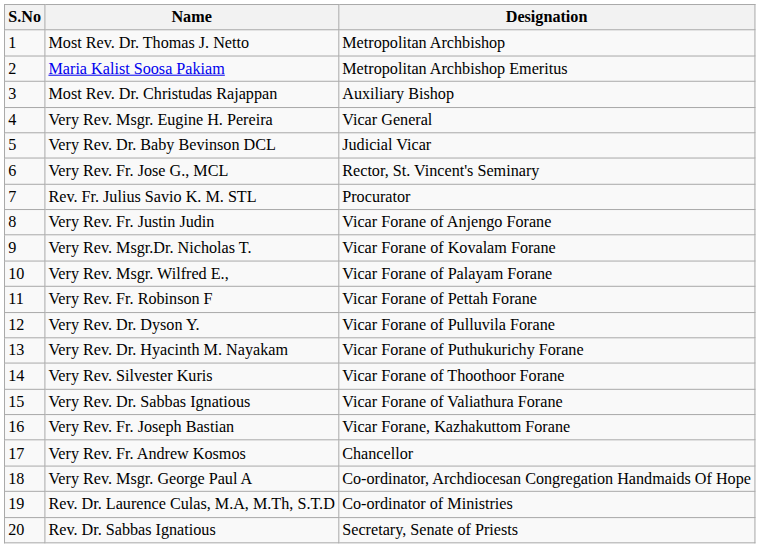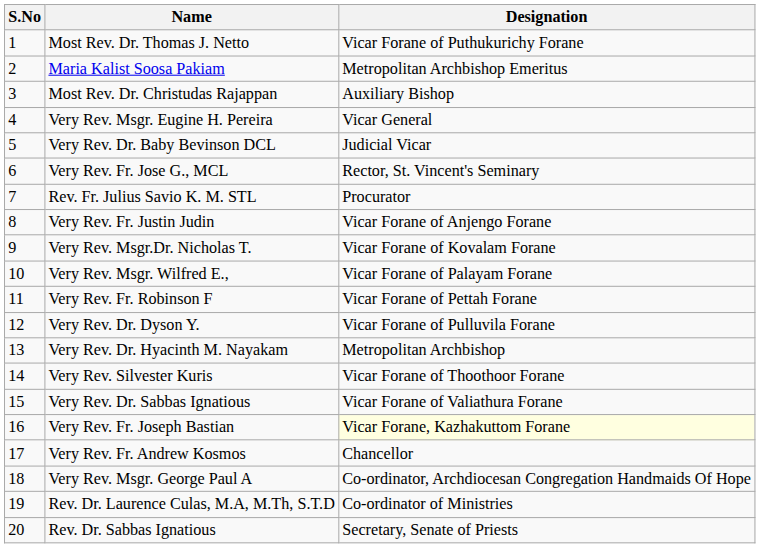(424, 42) Metropolitan Archbishop -> (463, 42) Vicar Forane of Puthukurichy Forane
(463, 350) Vicar Forane of Puthukurichy Forane -> (424, 350) Metropolitan Archbishop
(456, 427) no background -> (456, 427) lightyellow background
